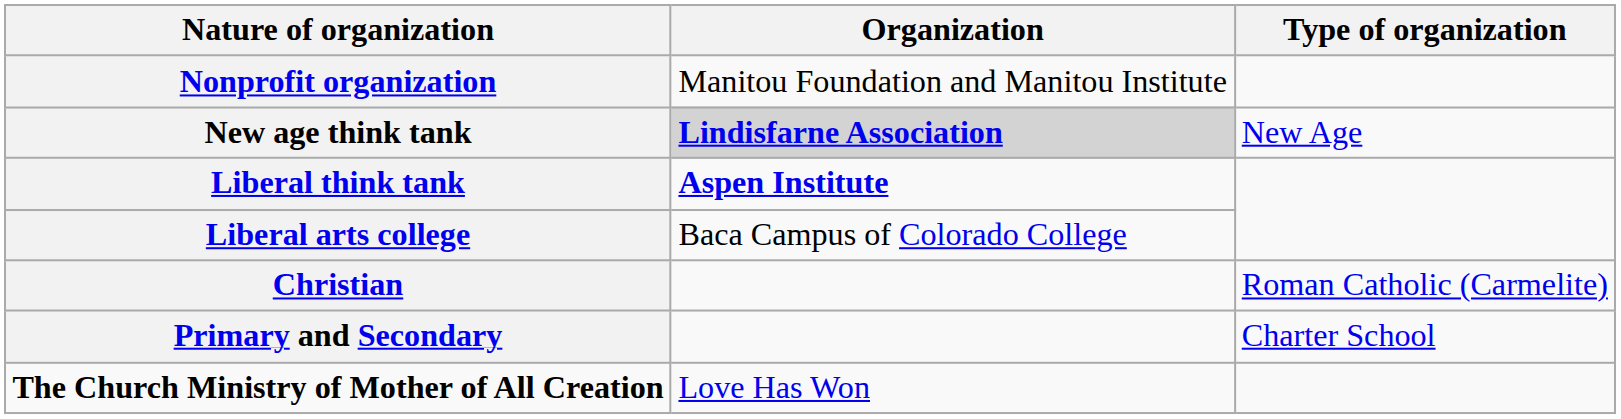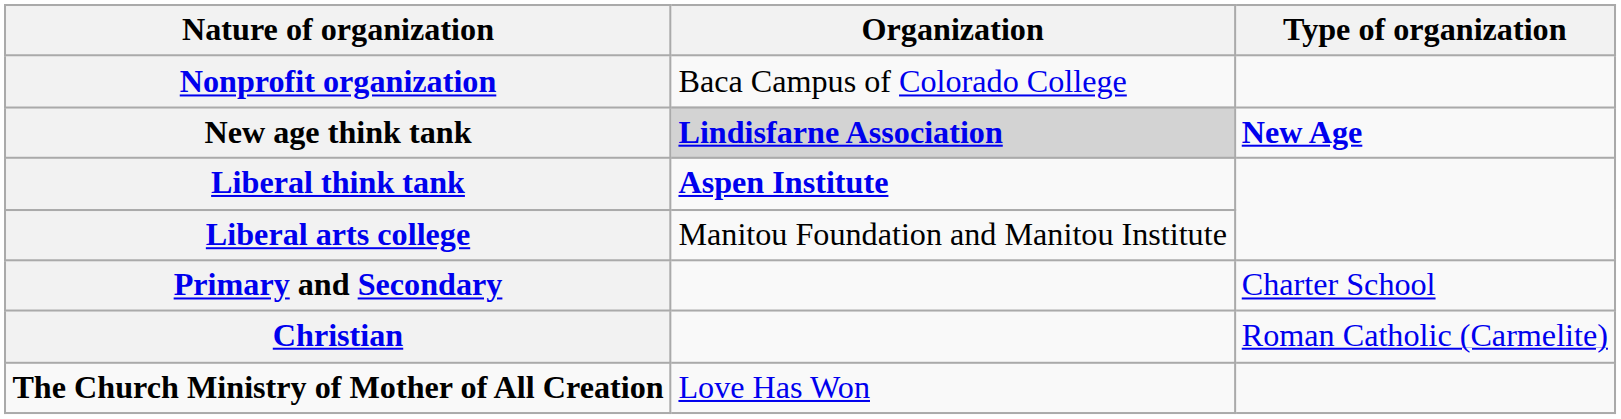(953, 81) Manitou Foundation and Manitou Institute -> (903, 81) Baca Campus of Colorado College
(1302, 132) normal -> (1302, 132) bold
(903, 234) Baca Campus of Colorado College -> (953, 234) Manitou Foundation and Manitou Institute
rows swapped: (338, 285) <-> (338, 336)
